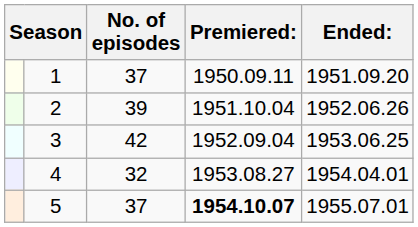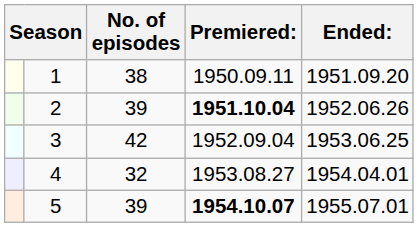(136, 76) 37 -> (136, 76) 38
(243, 108) normal -> (243, 108) bold
(136, 206) 37 -> (136, 206) 39
